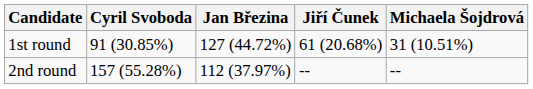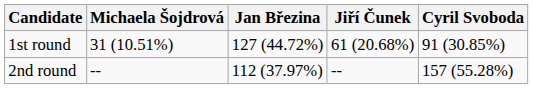columns swapped: (141, 17) <-> (457, 17)
